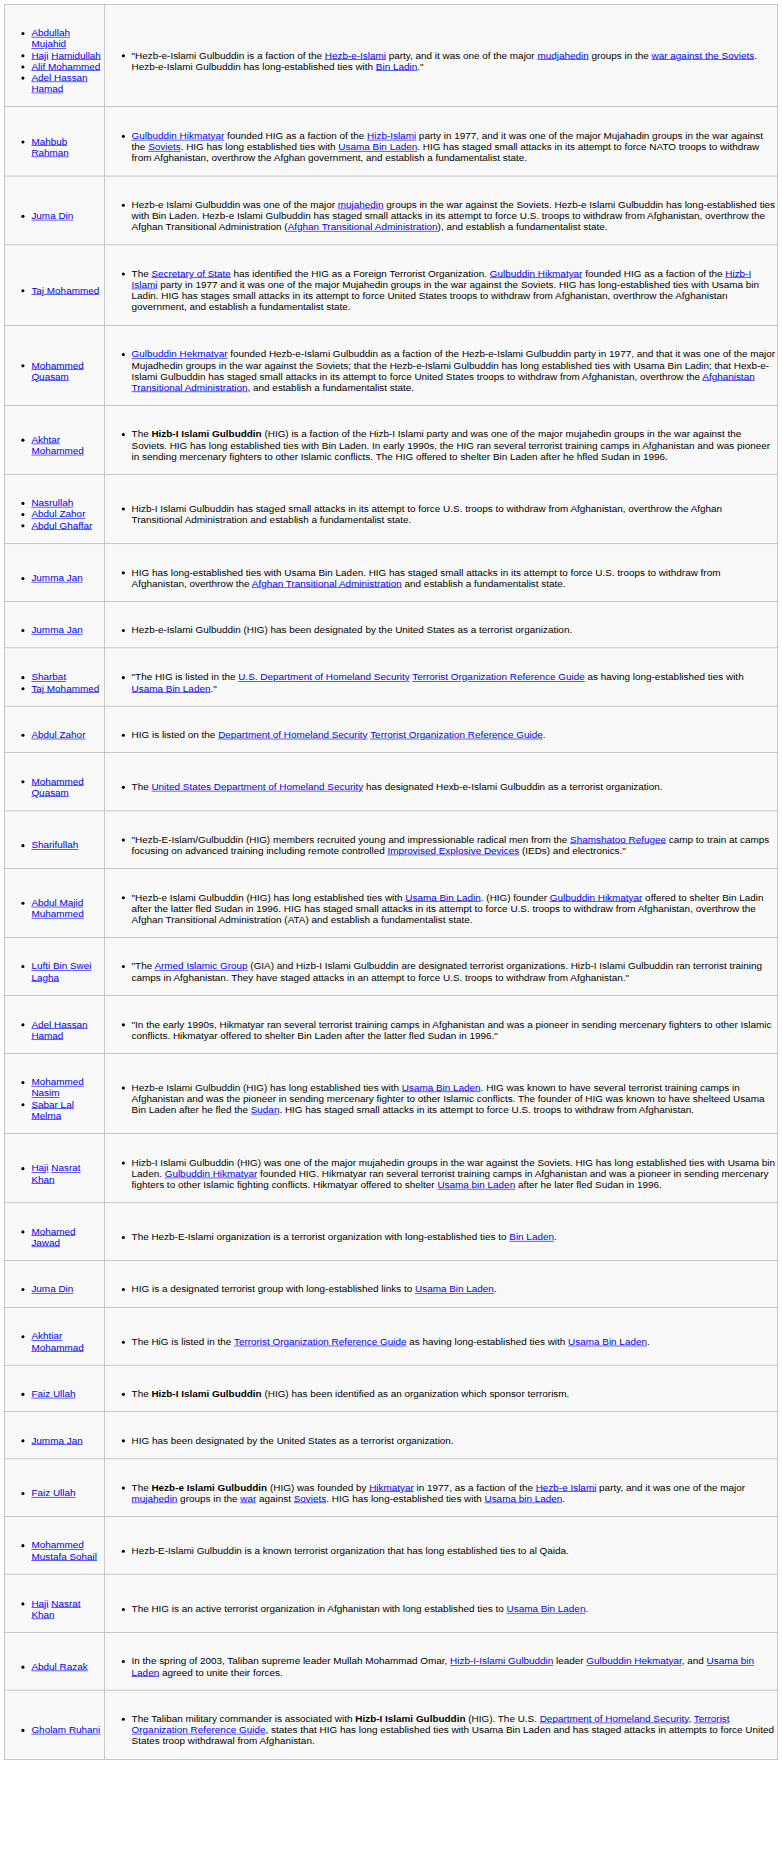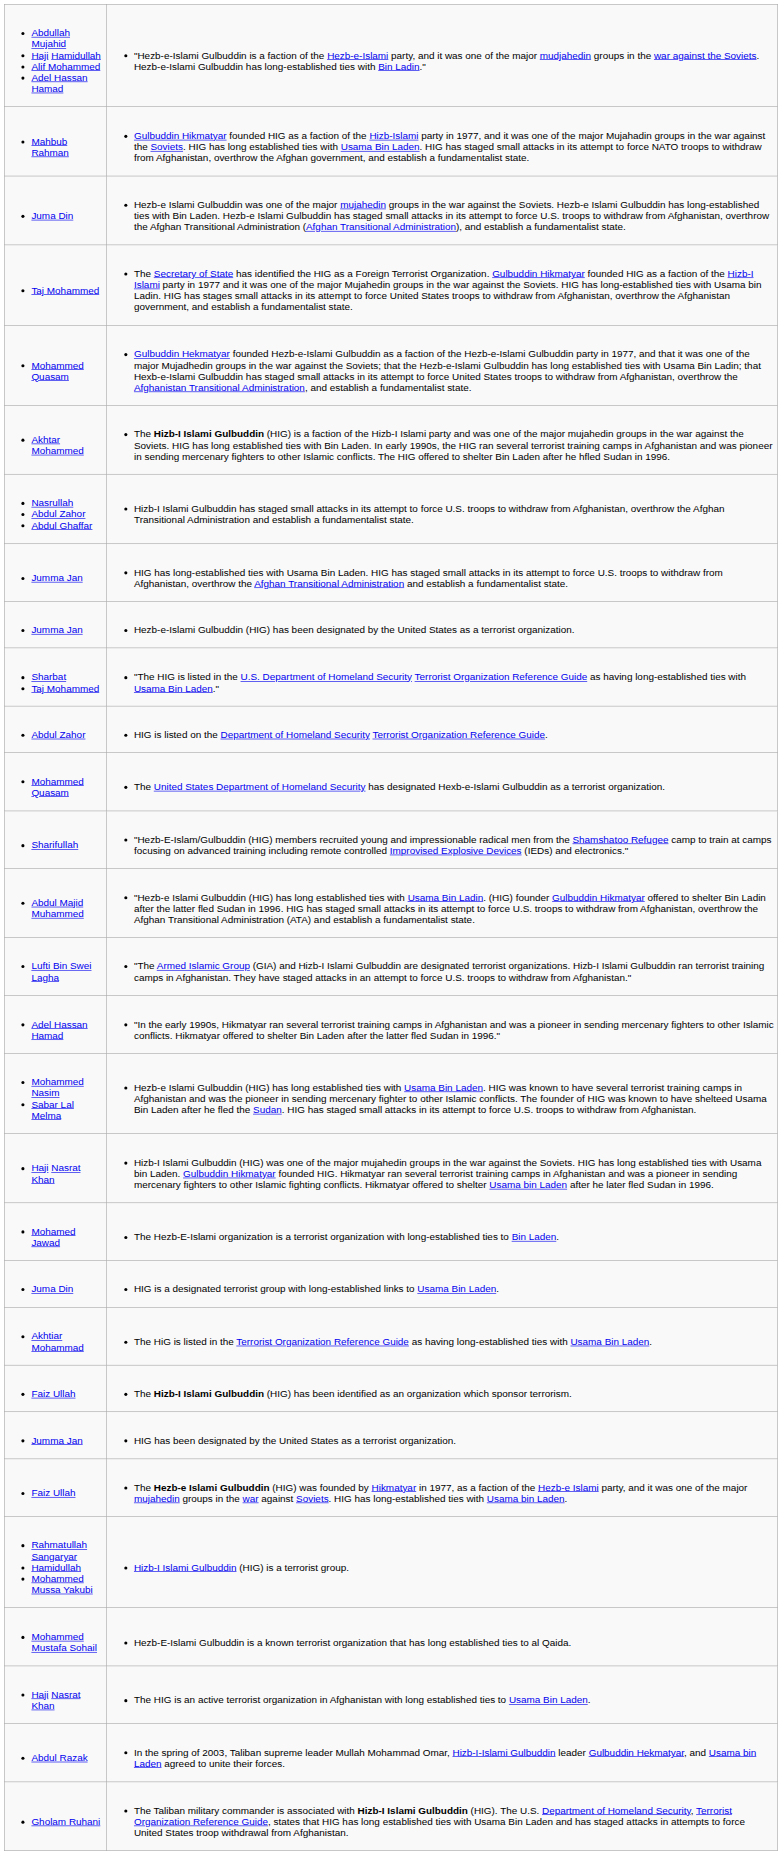+ row: (442, 1568)
